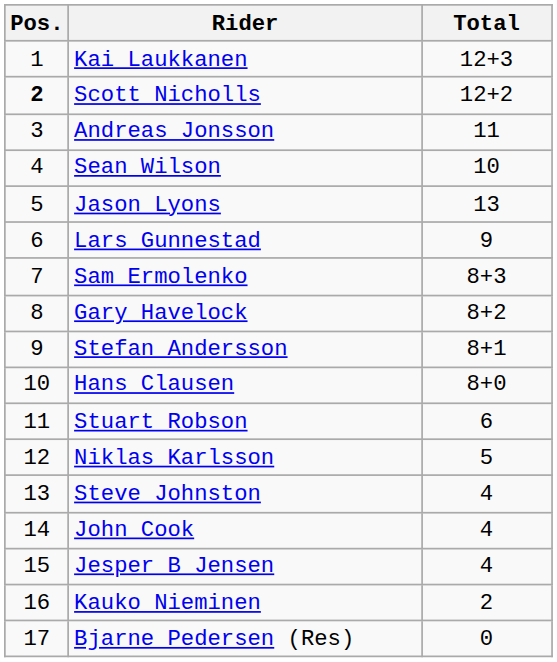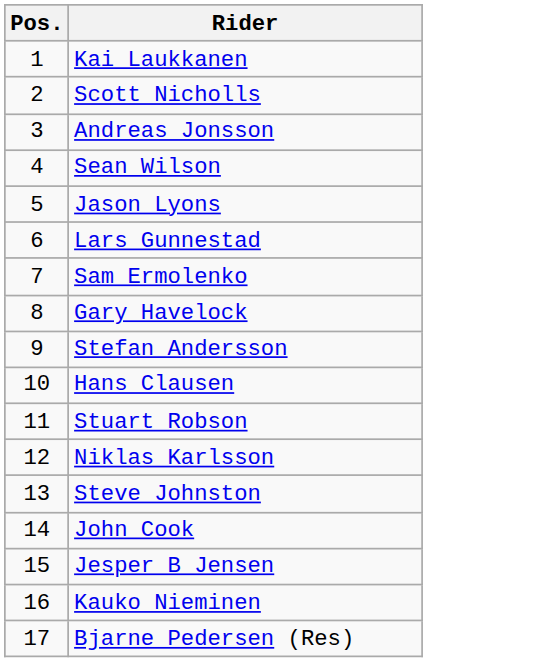- column: (487, 23)
(37, 95) bold -> (37, 95) normal
